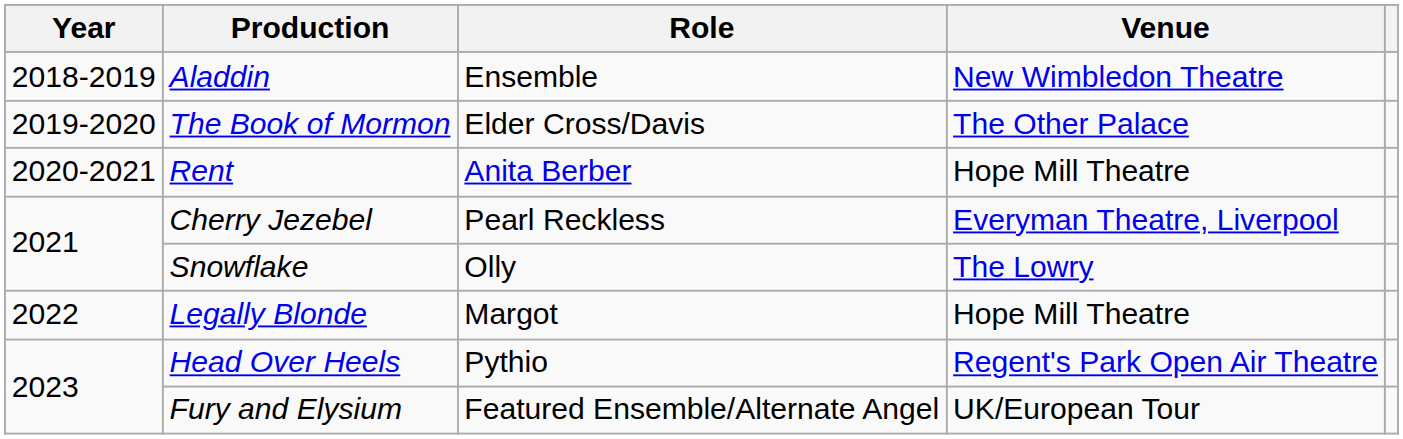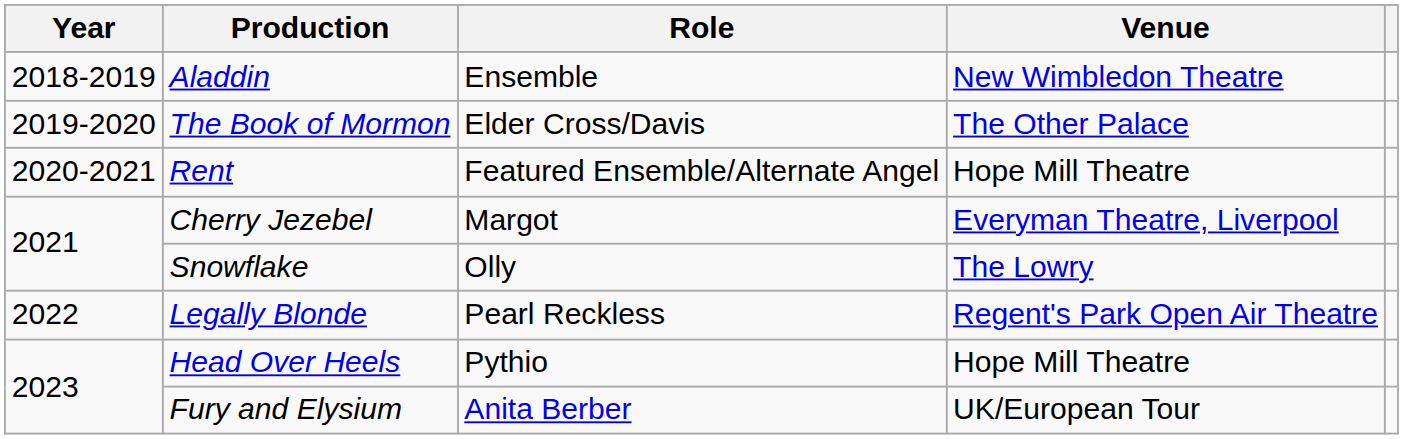(548, 171) Anita Berber -> (702, 171) Featured Ensemble/Alternate Angel
(565, 219) Pearl Reckless -> (511, 219) Margot
(511, 314) Margot -> (565, 314) Pearl Reckless
(1072, 314) Hope Mill Theatre -> (1166, 314) Regent's Park Open Air Theatre
(1166, 362) Regent's Park Open Air Theatre -> (1072, 362) Hope Mill Theatre
(702, 409) Featured Ensemble/Alternate Angel -> (548, 409) Anita Berber
